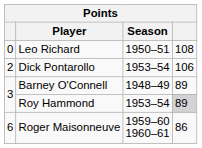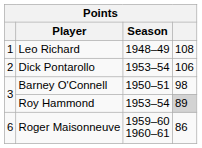(10, 49) 0 -> (10, 49) 1
(148, 49) 1950–51 -> (148, 49) 1948–49
(148, 85) 1948–49 -> (148, 85) 1950–51
(181, 85) 89 -> (181, 85) 98
